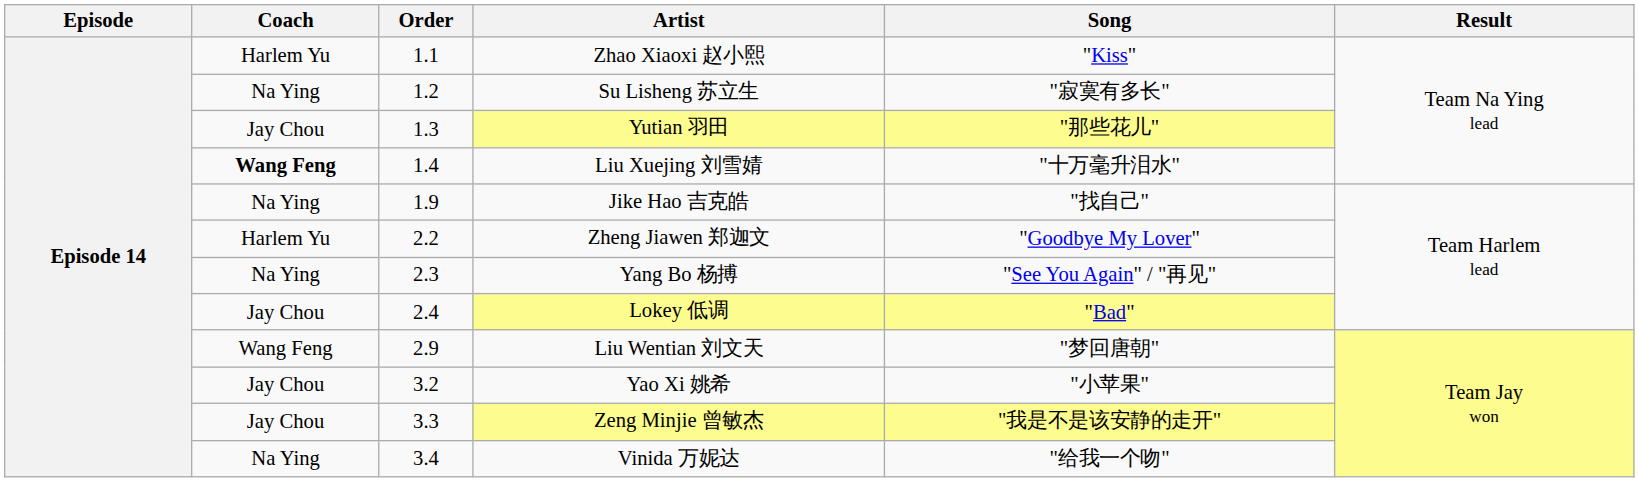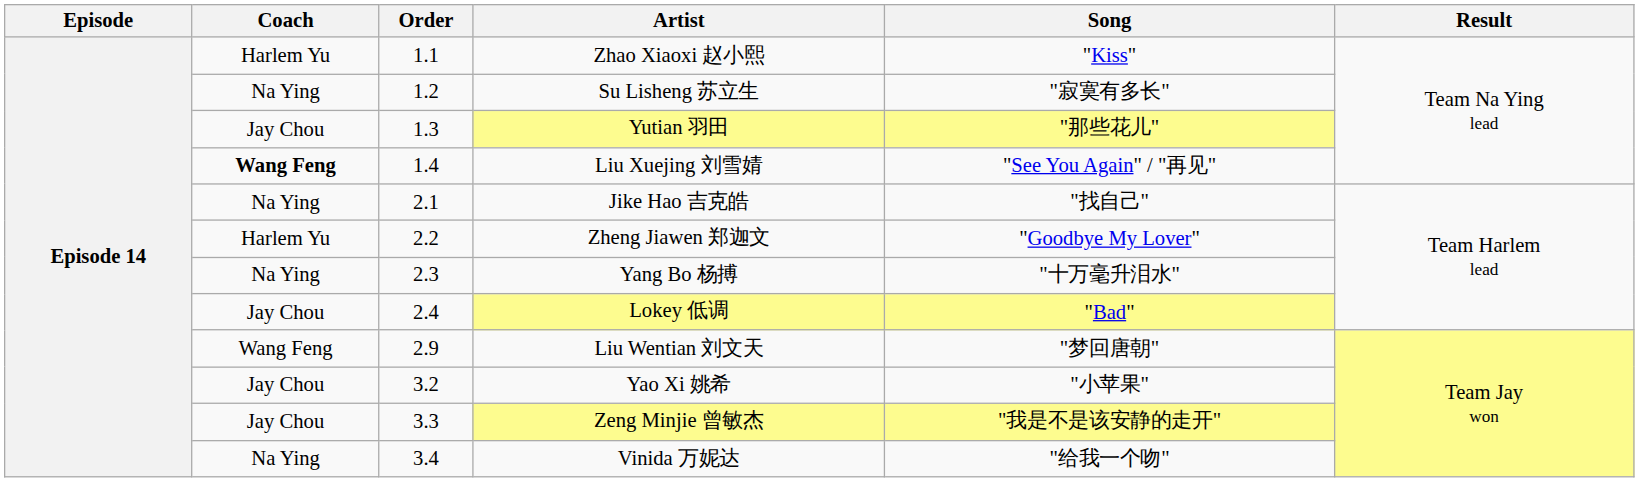(1110, 164) "十万毫升泪水" -> (1110, 164) "See You Again" / "再见"
(426, 201) 1.9 -> (426, 201) 2.1
(1110, 274) "See You Again" / "再见" -> (1110, 274) "十万毫升泪水"
